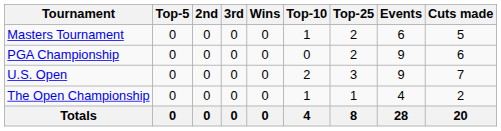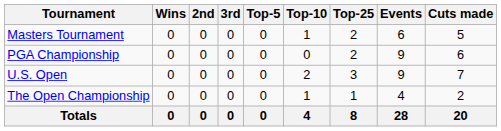columns swapped: (265, 14) <-> (173, 14)
